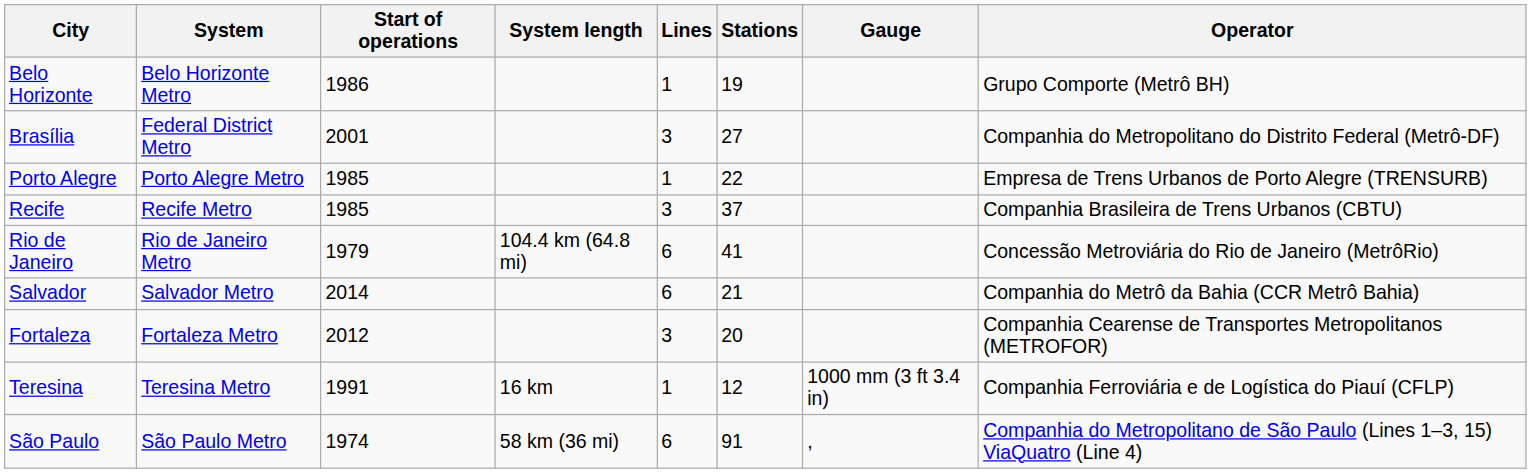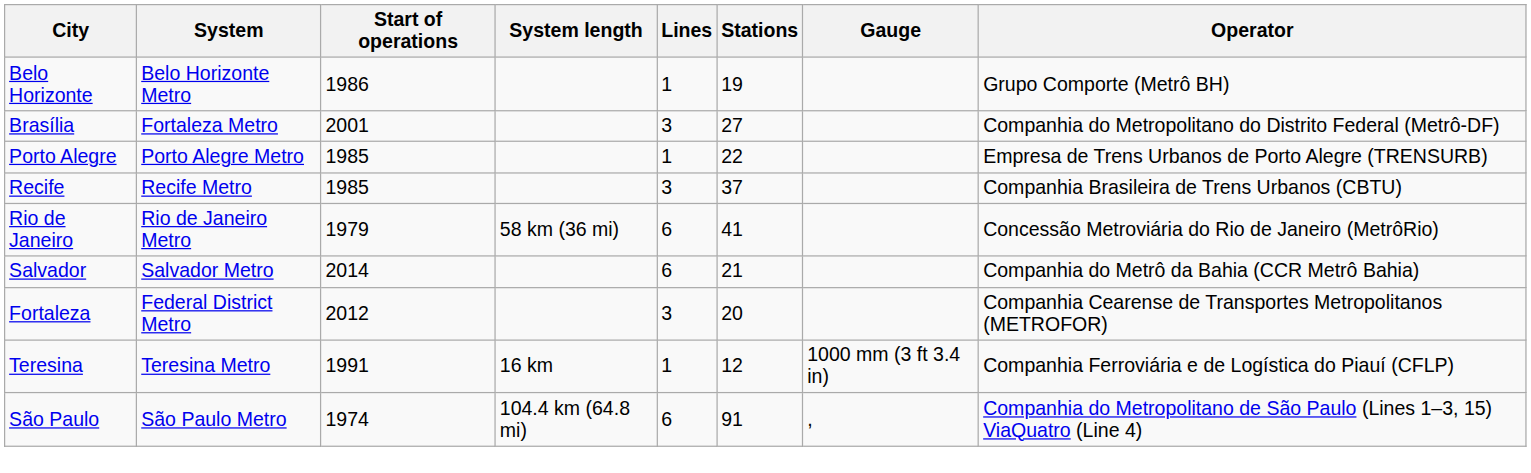(207, 136) Federal District Metro -> (210, 125) Fortaleza Metro
(565, 251) 104.4 km (64.8 mi) -> (559, 229) 58 km (36 mi)
(210, 335) Fortaleza Metro -> (207, 313) Federal District Metro
(559, 441) 58 km (36 mi) -> (565, 419) 104.4 km (64.8 mi)
